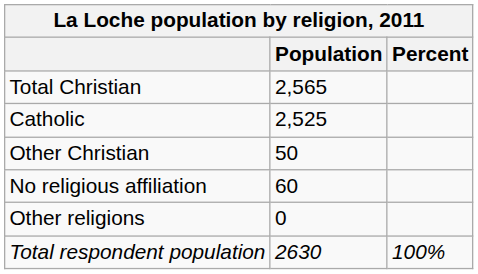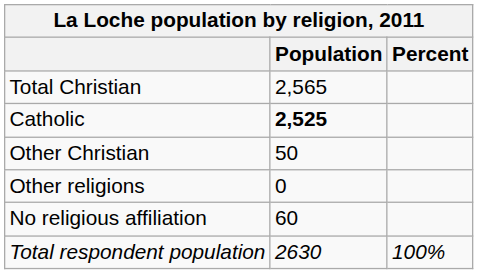(301, 119) normal -> (301, 119) bold
rows swapped: (77, 218) <-> (108, 185)
